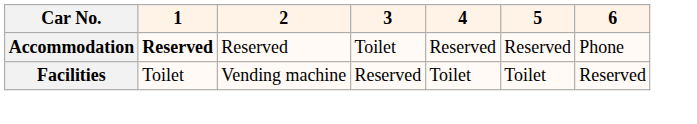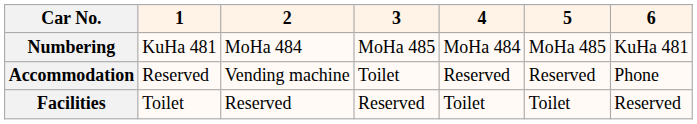+ row: (71, 47)
(178, 47) bold -> (176, 75) normal
(255, 47) Reserved -> (287, 75) Vending machine
(284, 75) Vending machine -> (258, 103) Reserved
